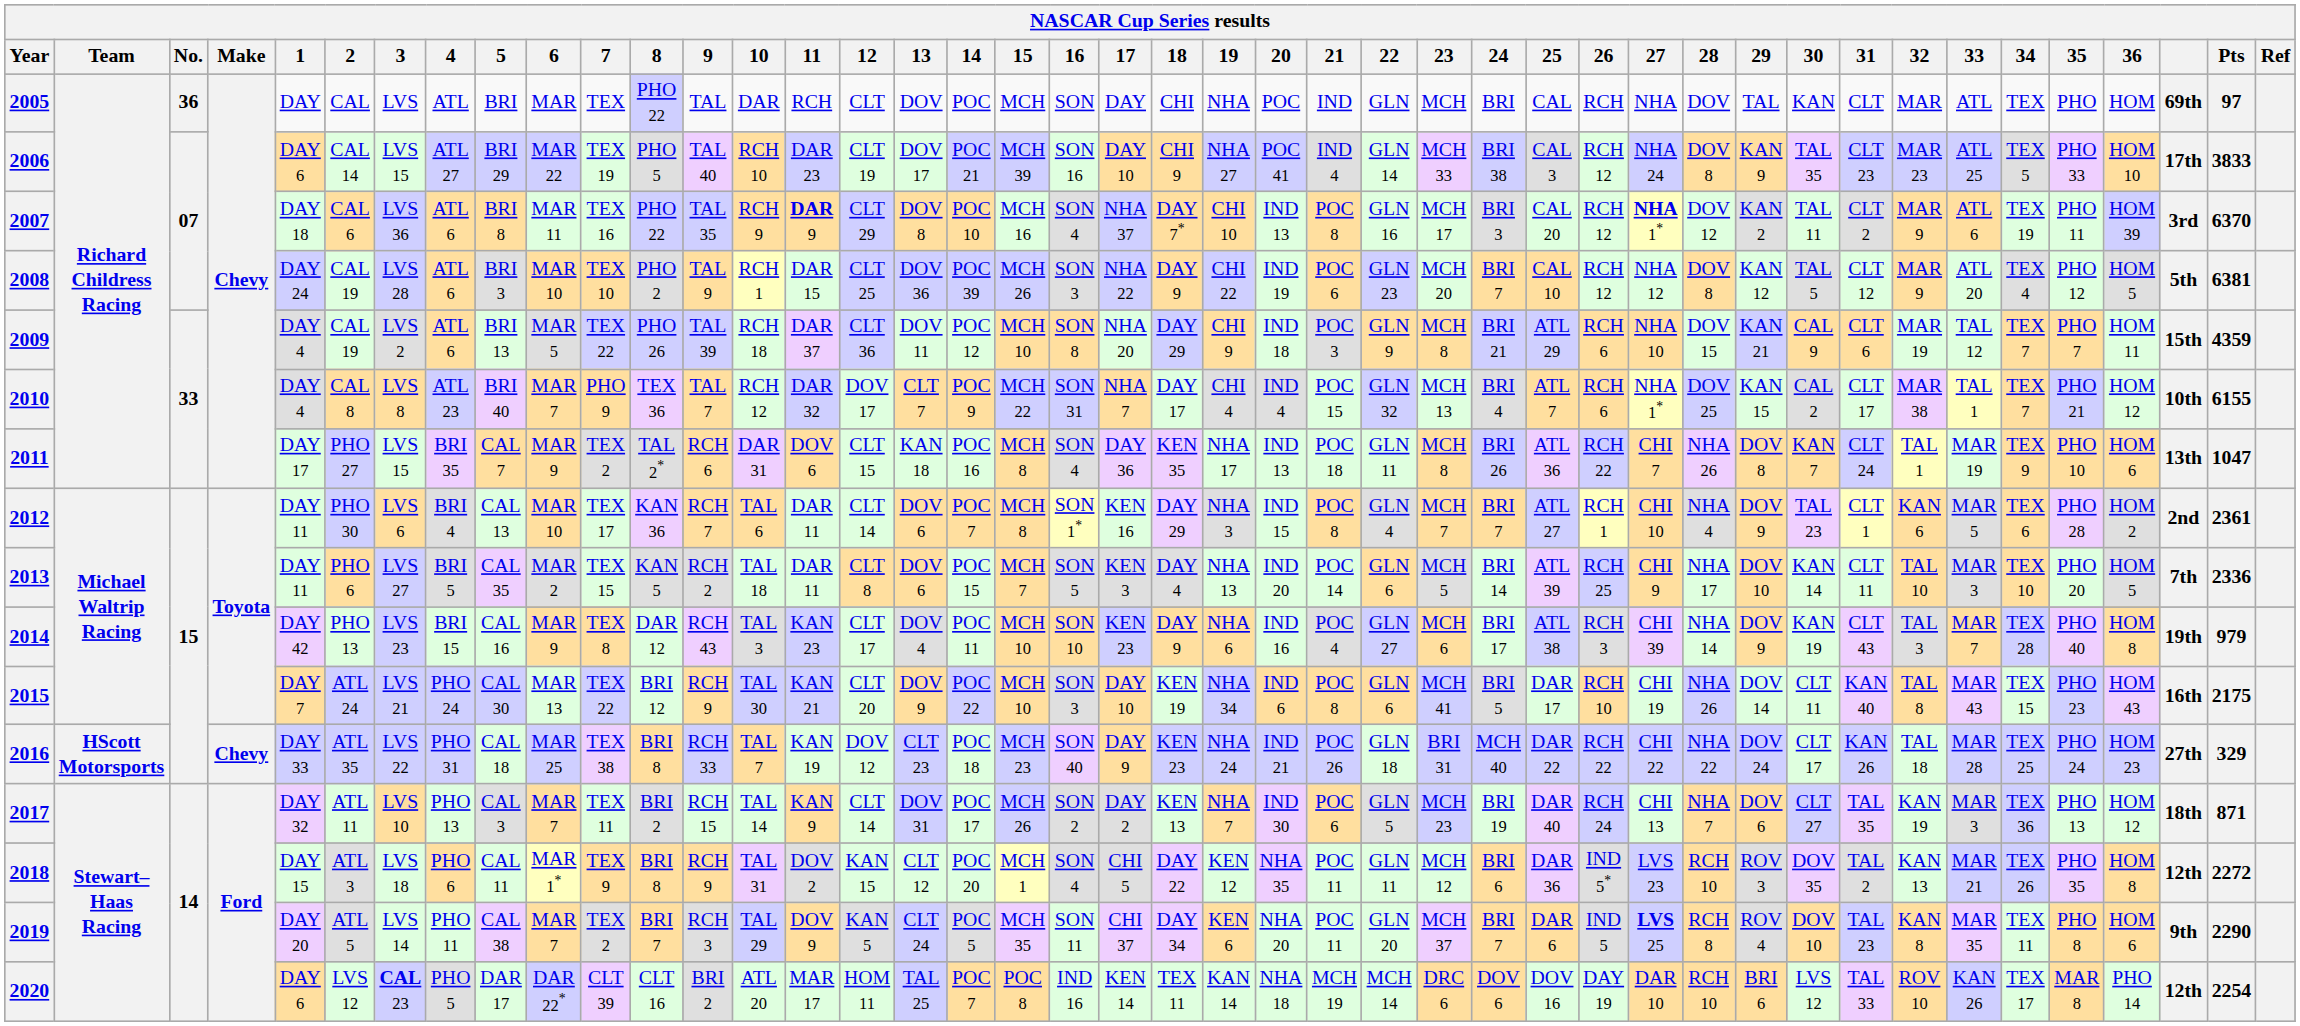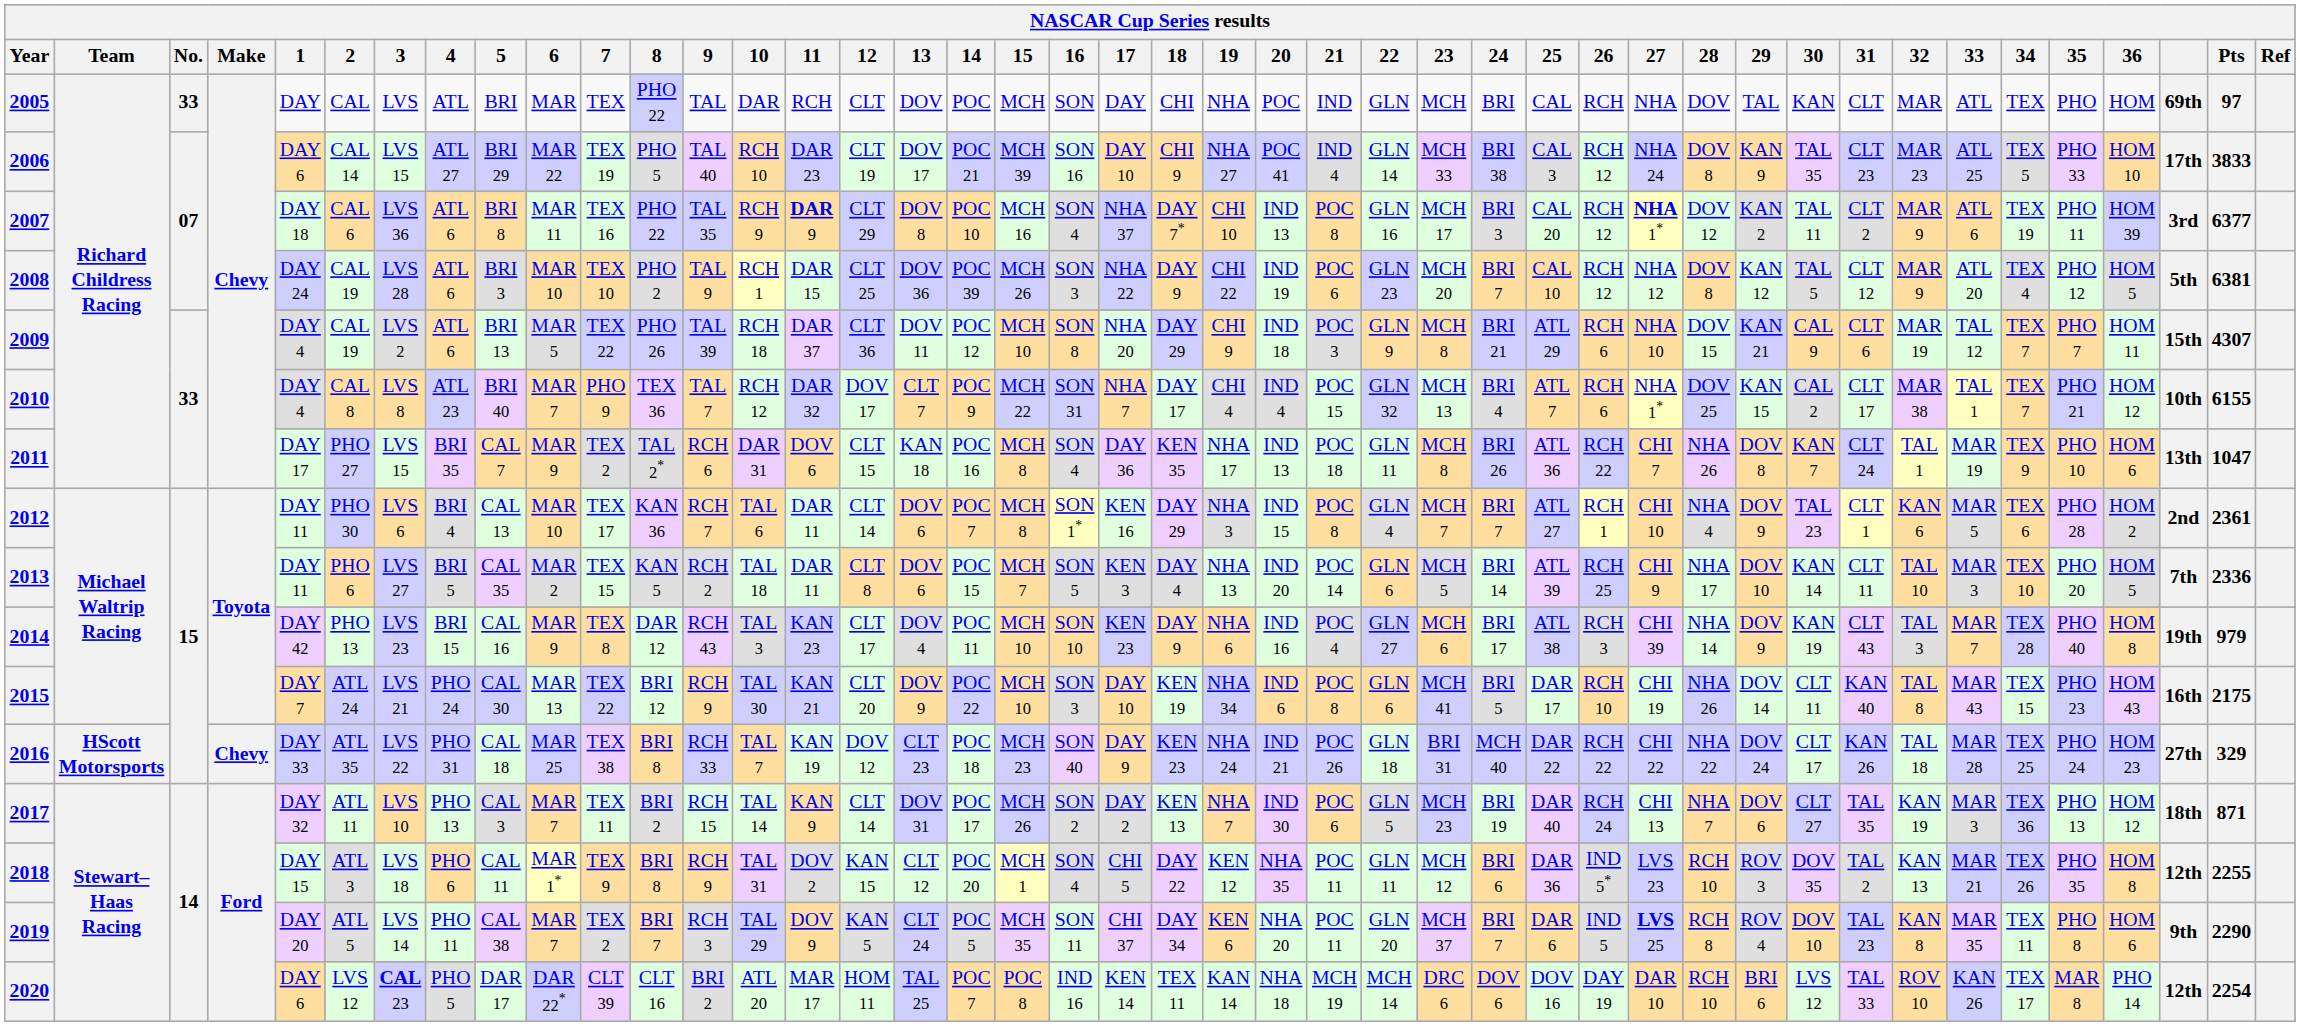(188, 102) 36 -> (188, 102) 33
(2231, 220) 6370 -> (2231, 220) 6377
(2231, 339) 4359 -> (2231, 339) 4307
(2231, 872) 2272 -> (2231, 872) 2255
